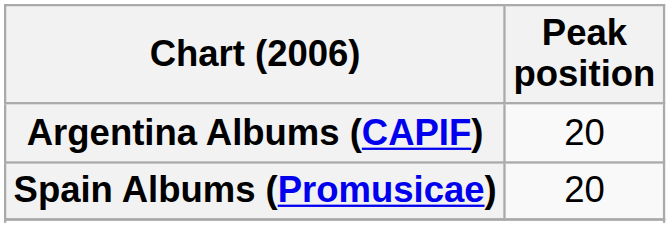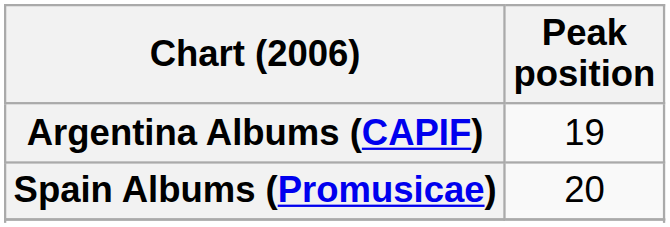(584, 132) 20 -> (584, 132) 19
